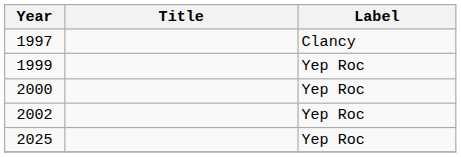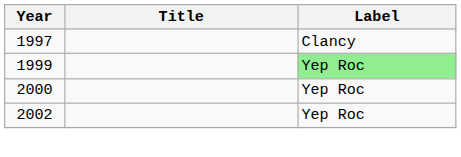(333, 66) no background -> (333, 66) lightgreen background
- row: (35, 140)
